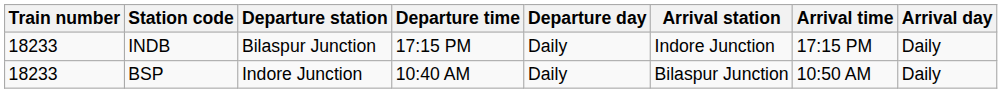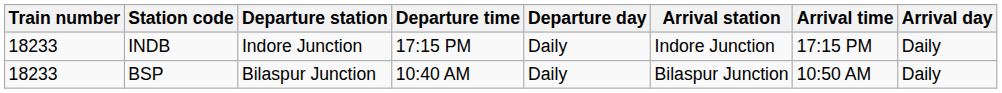(309, 46) Bilaspur Junction -> (302, 46) Indore Junction
(302, 74) Indore Junction -> (309, 74) Bilaspur Junction
